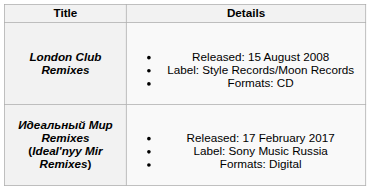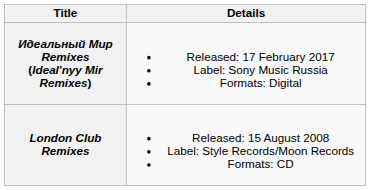rows swapped: (65, 63) <-> (65, 144)
